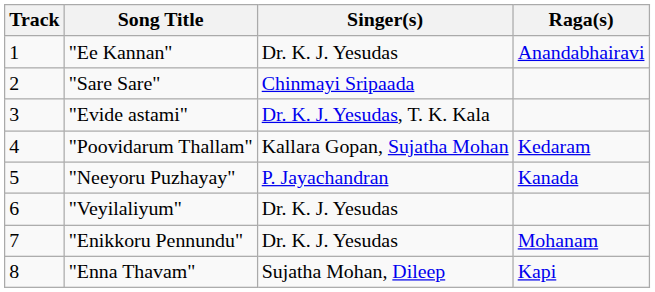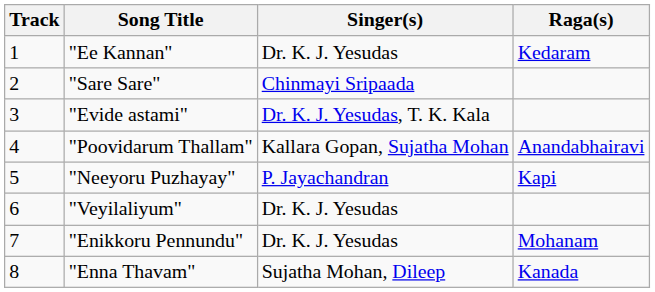(581, 51) Anandabhairavi -> (554, 51) Kedaram
(554, 146) Kedaram -> (581, 146) Anandabhairavi
(548, 177) Kanada -> (537, 177) Kapi
(537, 271) Kapi -> (548, 271) Kanada
